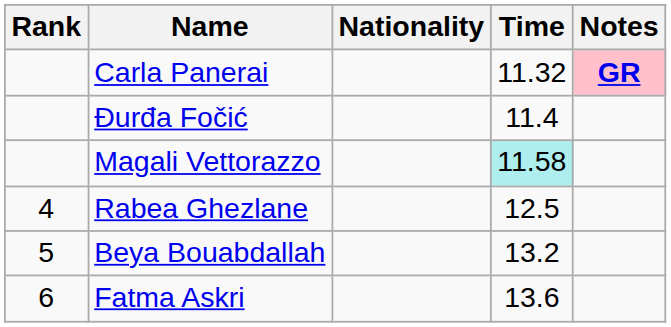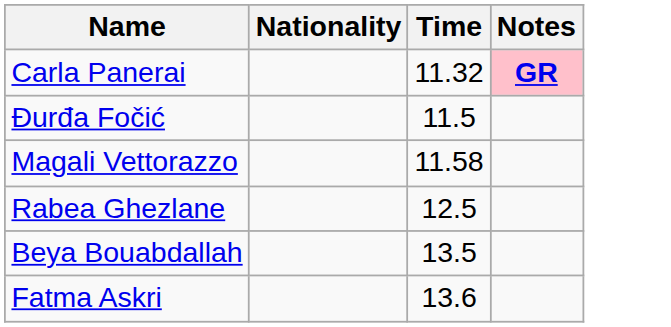- column: (46, 27)
(532, 117) 11.4 -> (449, 117) 11.5
(532, 162) paleturquoise background -> (449, 162) no background
(532, 252) 13.2 -> (449, 252) 13.5
